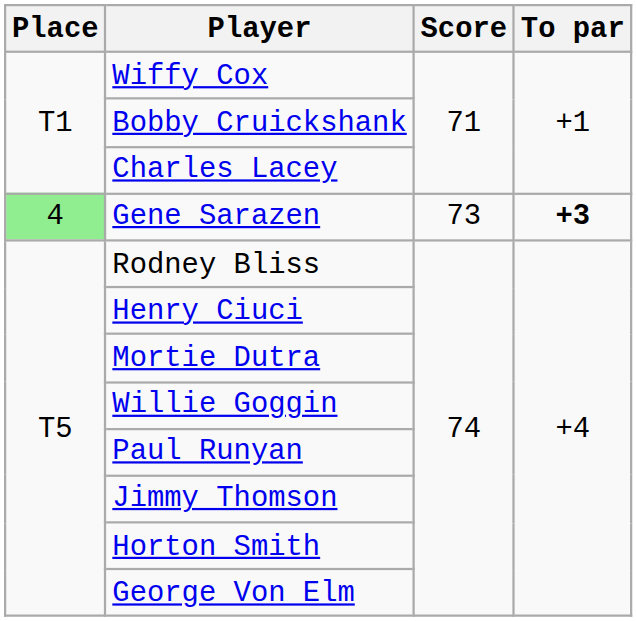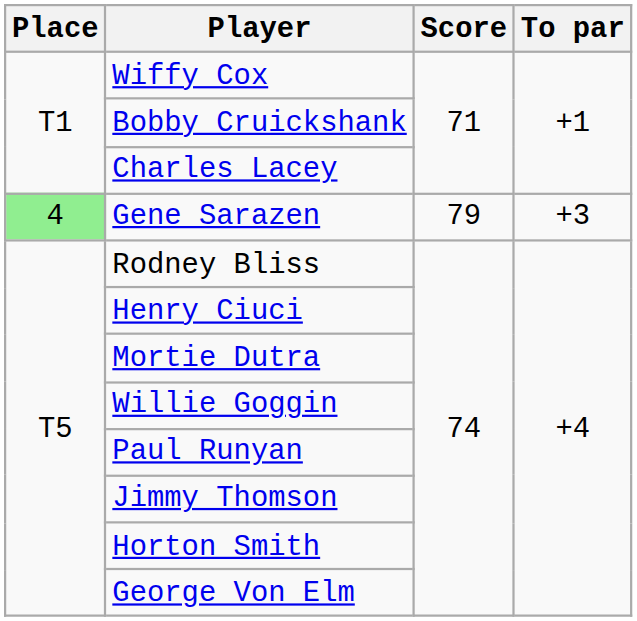(464, 217) 73 -> (464, 217) 79
(573, 217) bold -> (573, 217) normal
